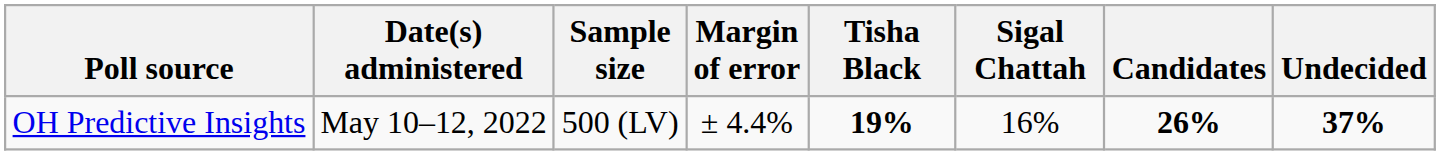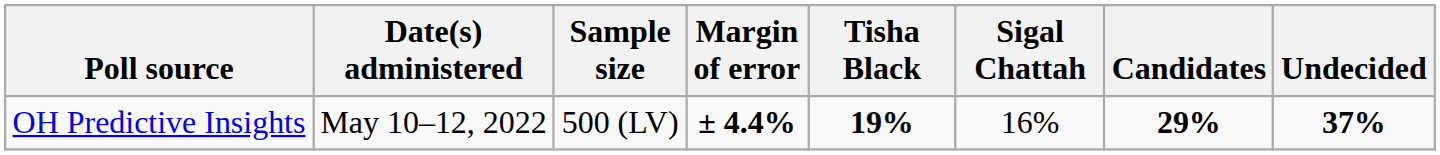(747, 121) normal -> (747, 121) bold
(1189, 121) 26% -> (1189, 121) 29%
